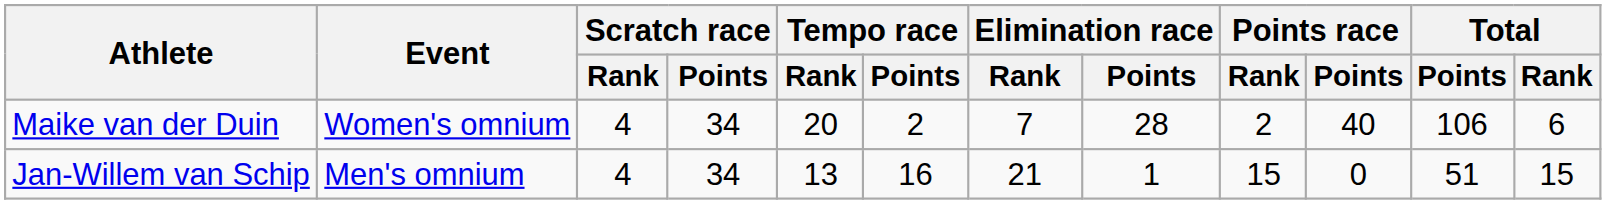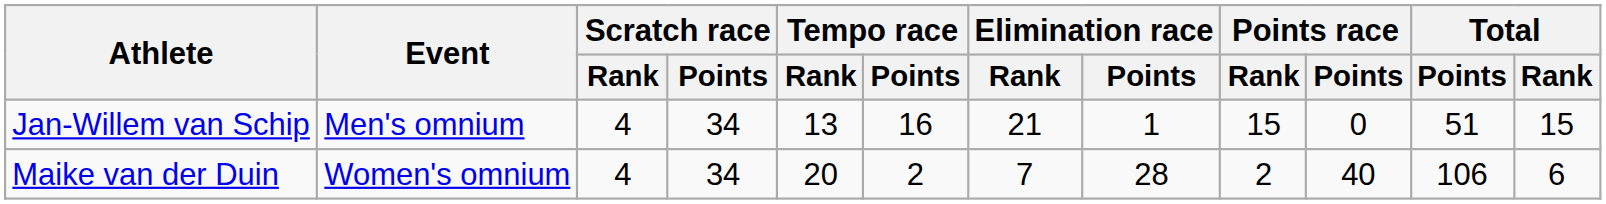rows swapped: (161, 174) <-> (146, 125)
